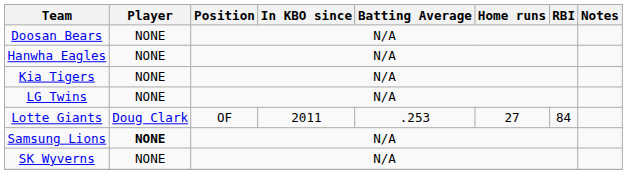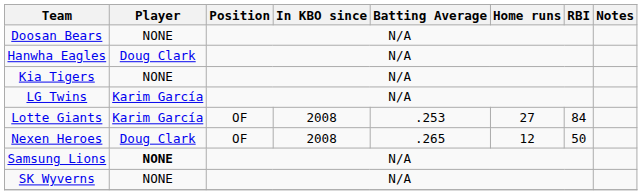(150, 56) NONE -> (158, 56) Doug Clark
(150, 97) NONE -> (158, 97) Karim García
(150, 118) Doug Clark -> (158, 118) Karim García
(306, 118) 2011 -> (322, 118) 2008
+ row: (57, 138)
